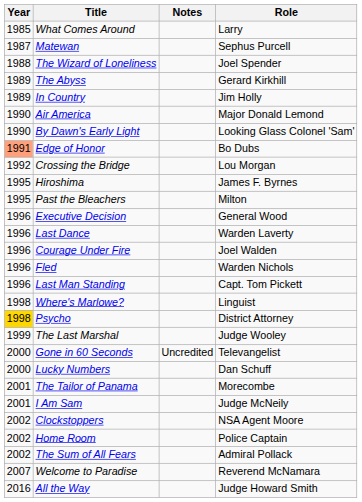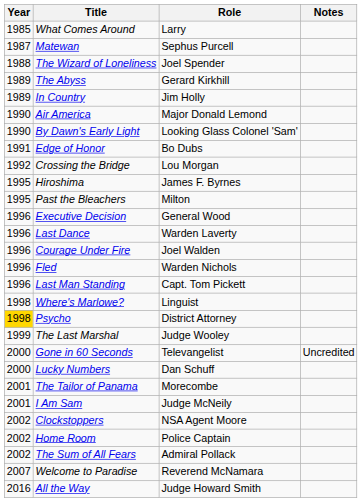columns swapped: (286, 13) <-> (187, 13)
(19, 149) lightsalmon background -> (19, 149) no background
